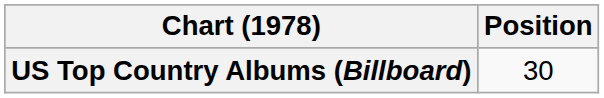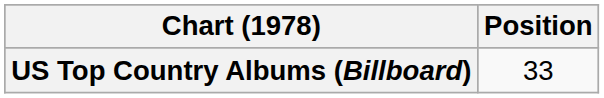(538, 69) 30 -> (538, 69) 33
